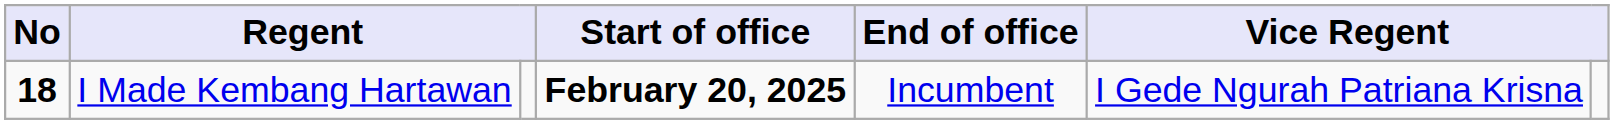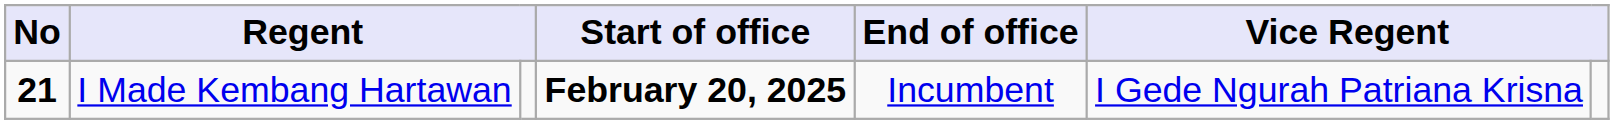(37, 89) 18 -> (37, 89) 21
